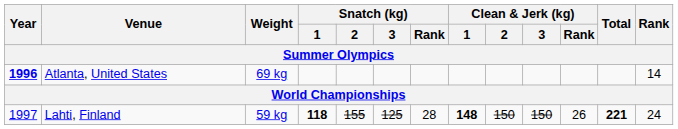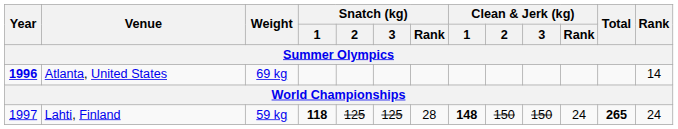(355, 114) 155 -> (355, 114) 125
(579, 114) 26 -> (579, 114) 24
(616, 114) 221 -> (616, 114) 265
